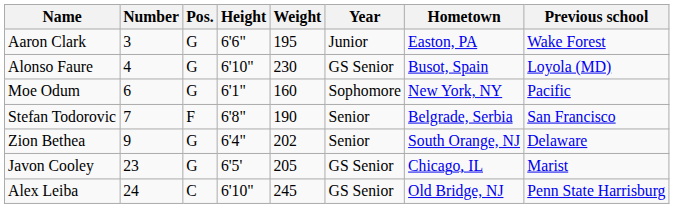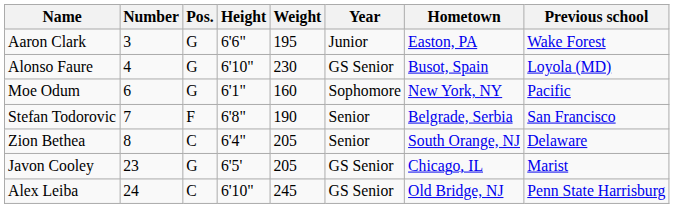(127, 141) 9 -> (127, 141) 8
(192, 141) G -> (191, 141) C
(285, 141) 202 -> (285, 141) 205
